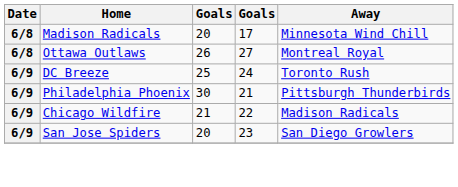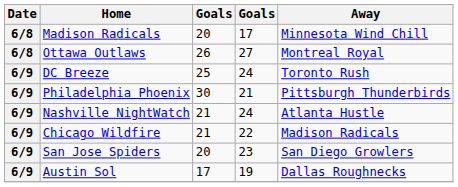+ row: (116, 113)
+ row: (80, 173)
